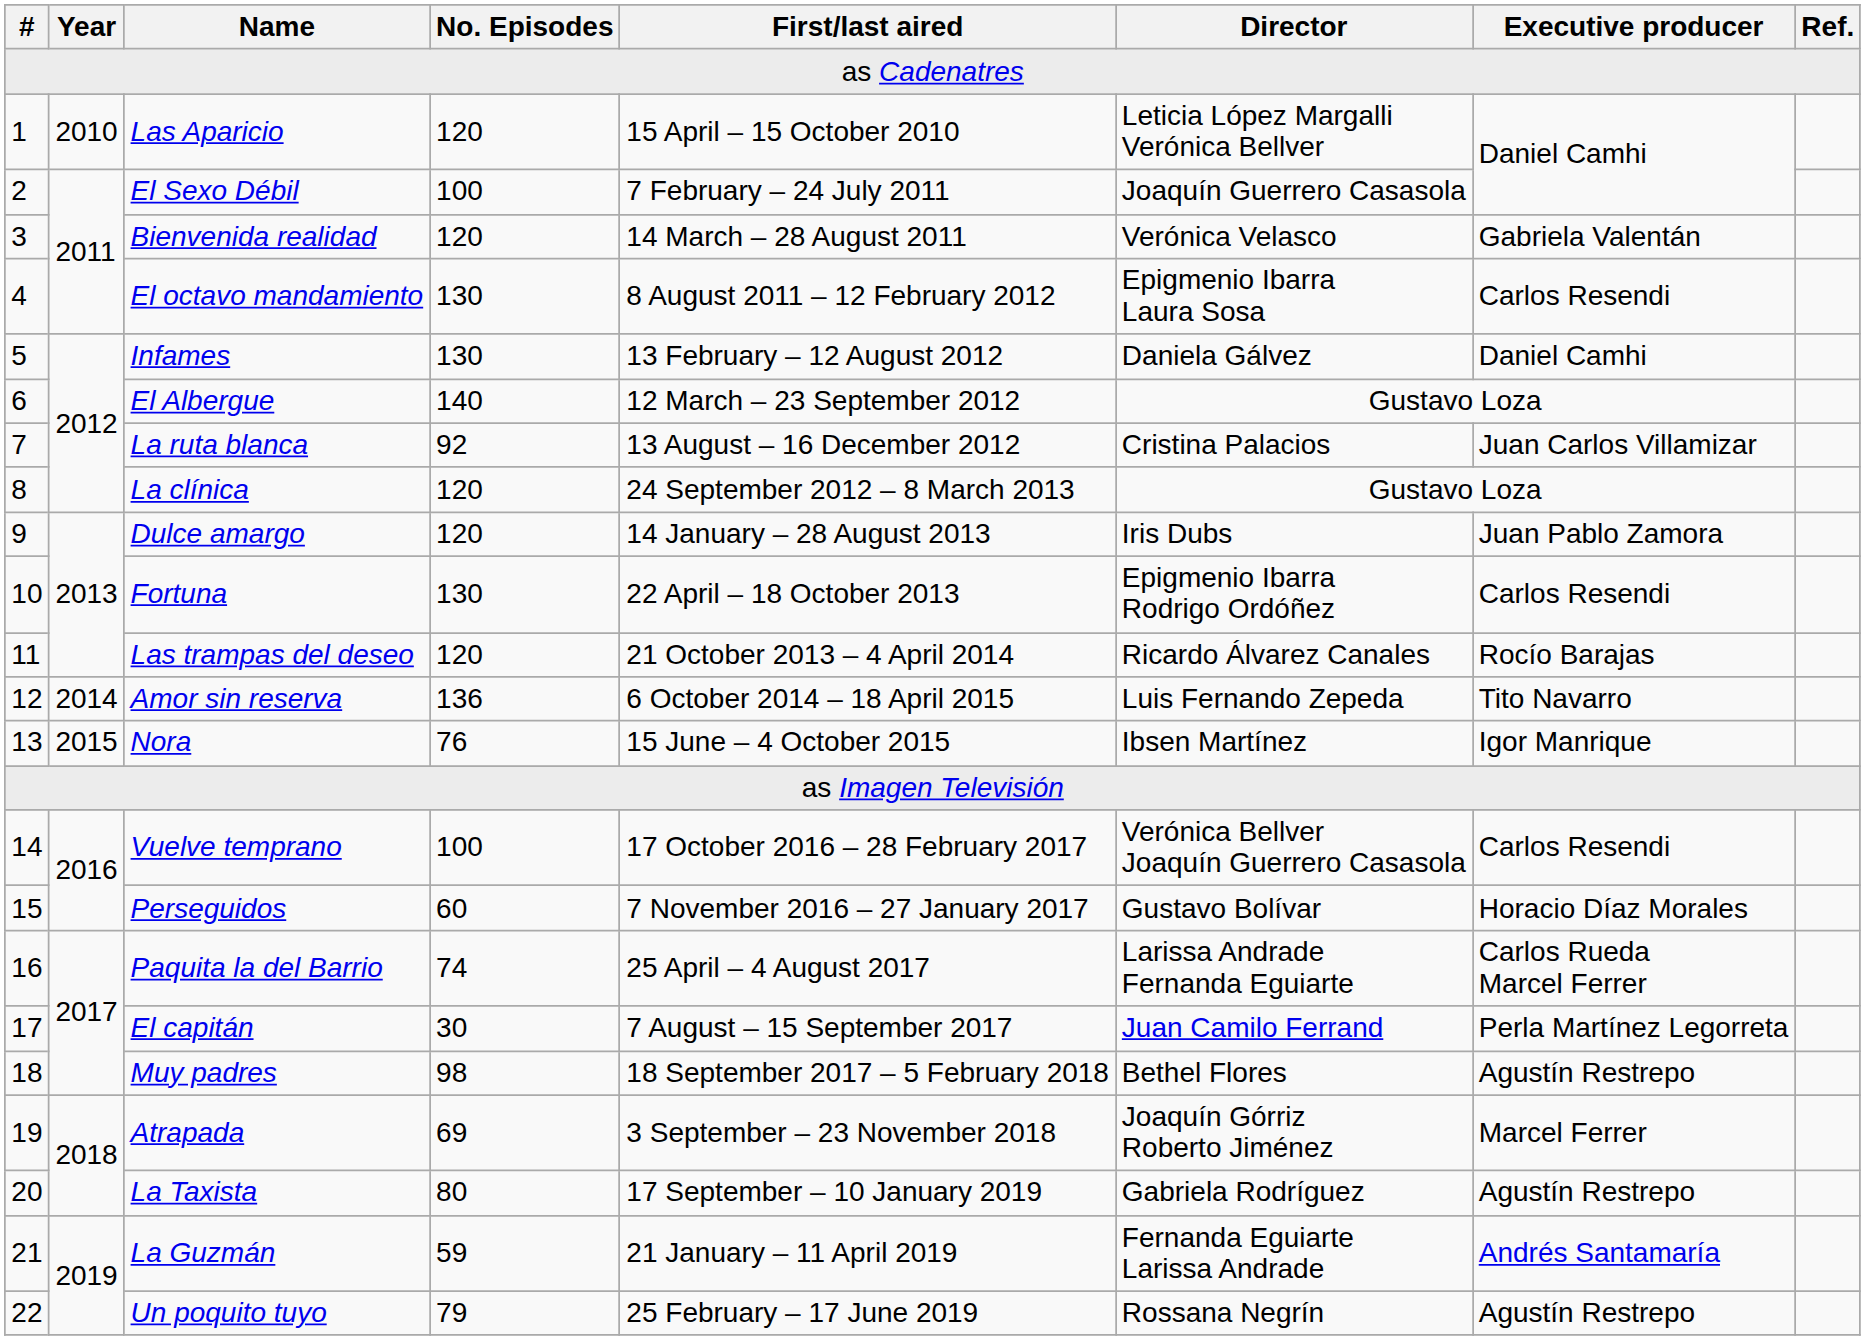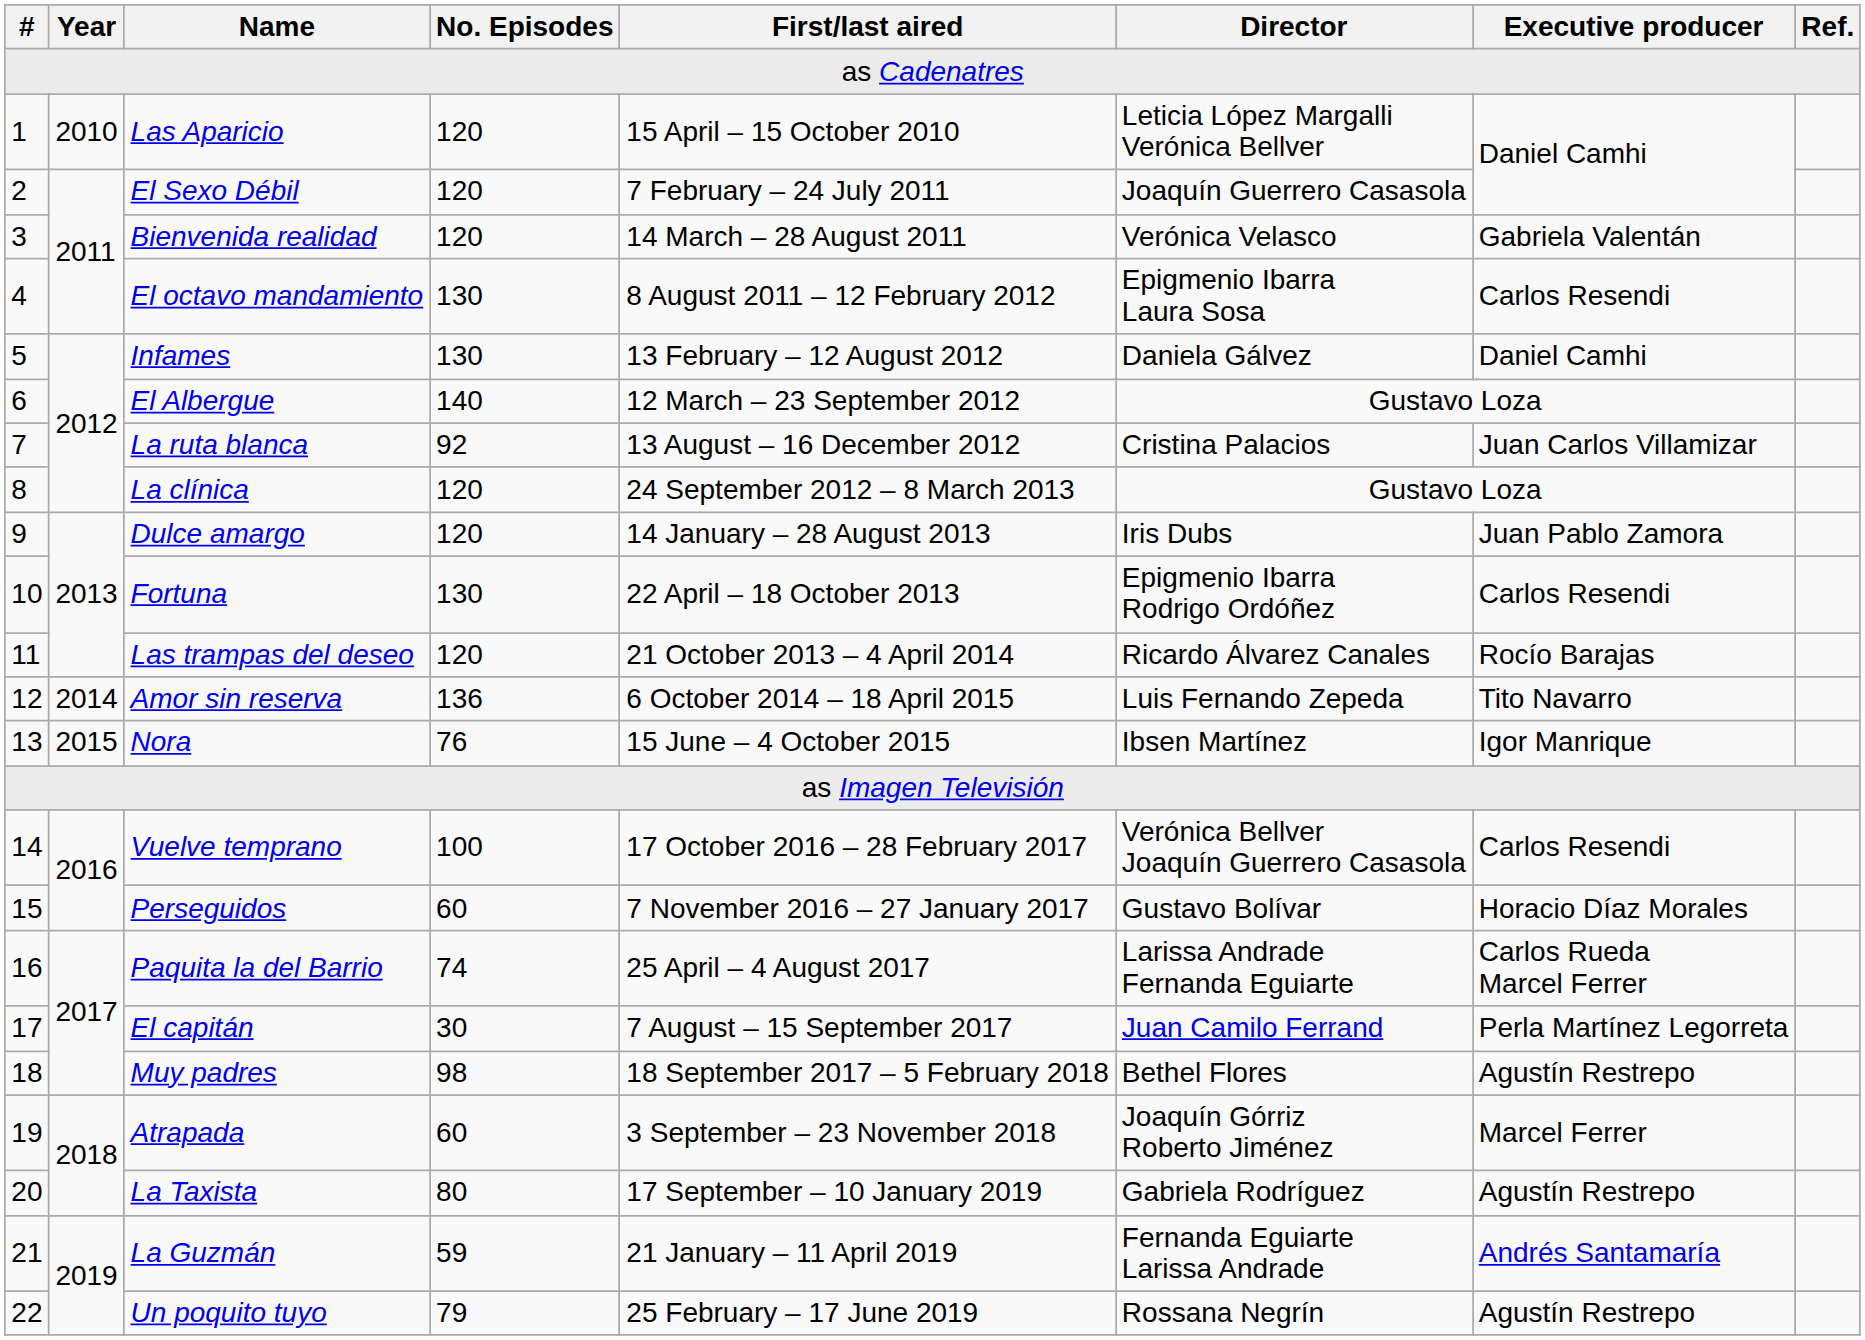(459, 191) 100 -> (459, 191) 120
(452, 1132) 69 -> (452, 1132) 60
